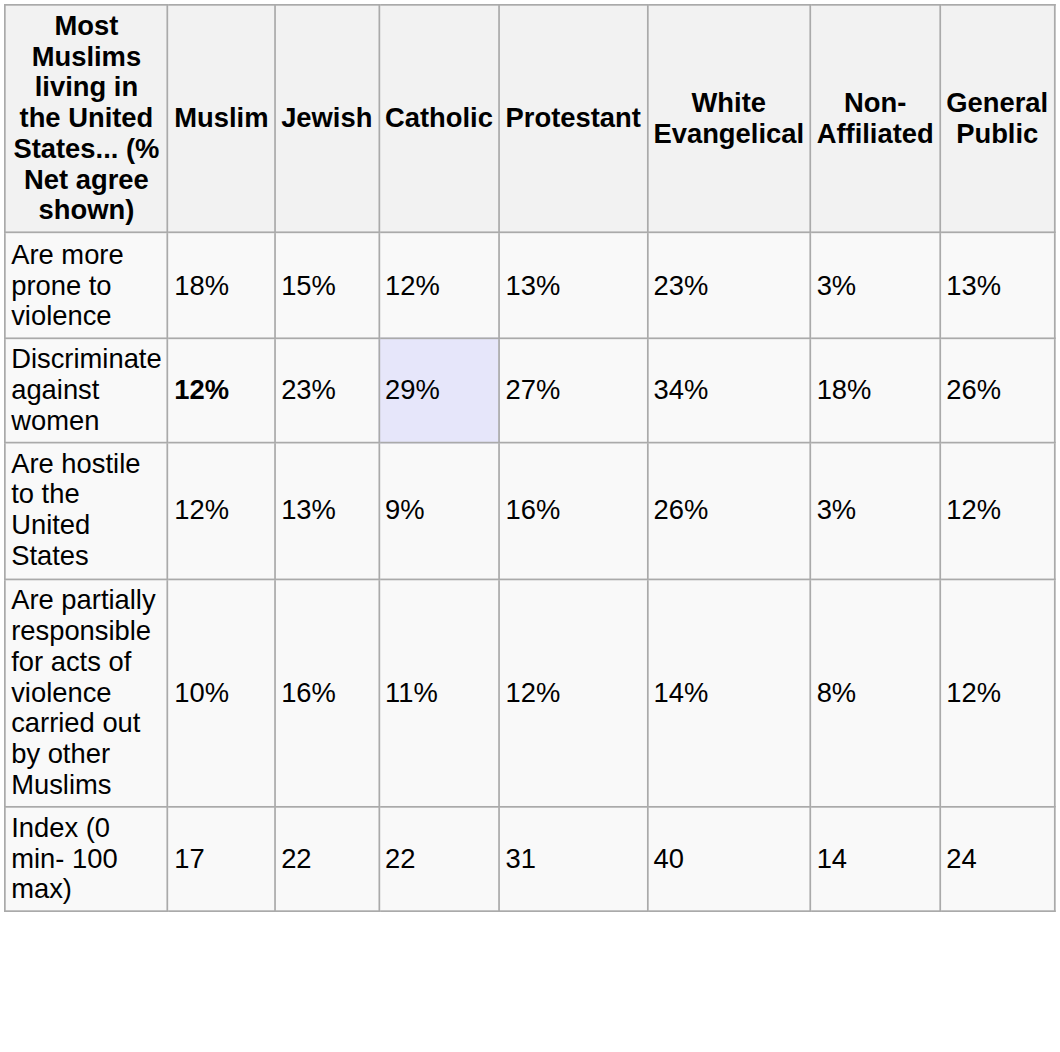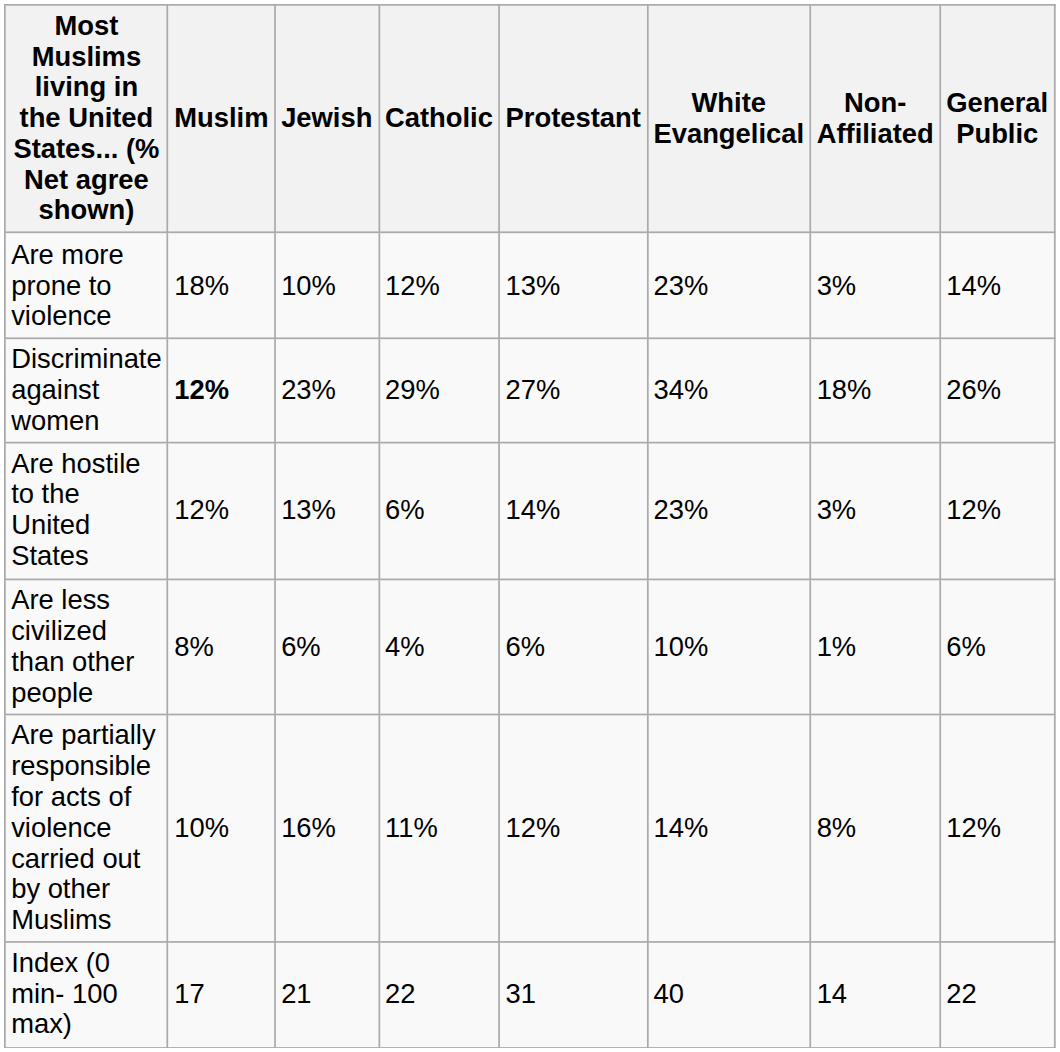(309, 285) 15% -> (309, 285) 10%
(974, 285) 13% -> (974, 285) 14%
(412, 389) lavender background -> (412, 389) no background
(405, 510) 9% -> (405, 510) 6%
(533, 510) 16% -> (533, 510) 14%
(681, 510) 26% -> (681, 510) 23%
+ row: (73, 646)
(296, 858) 22 -> (296, 994) 21
(962, 858) 24 -> (962, 994) 22
